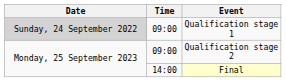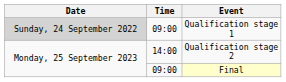(165, 52) 09:00 -> (165, 52) 14:00
(165, 70) 14:00 -> (165, 70) 09:00
